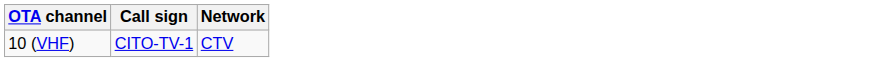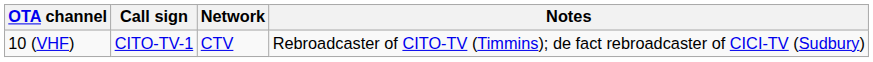+ column: (569, 17)
